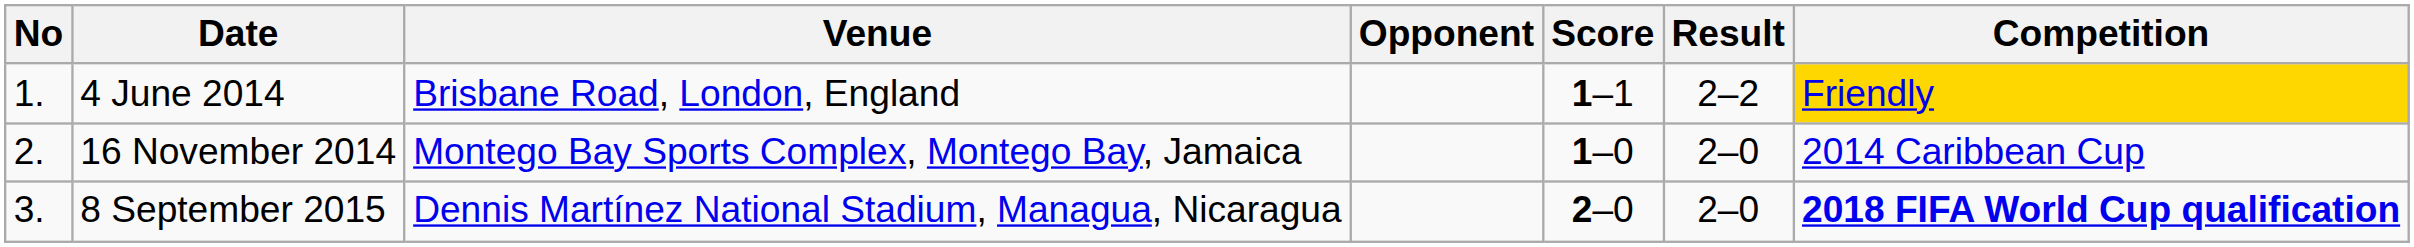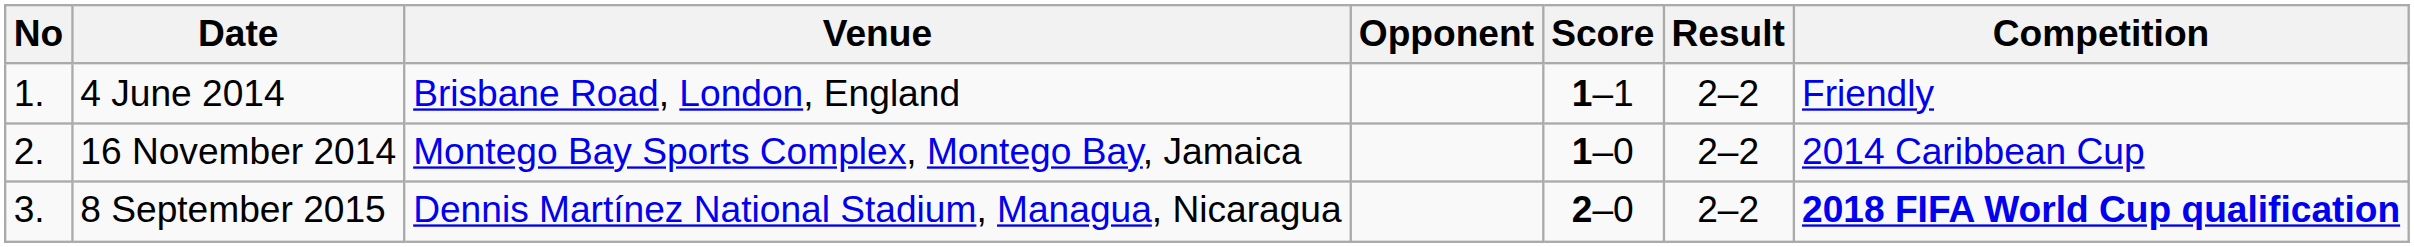(1868, 92) gold background -> (1868, 92) no background
(1728, 151) 2–0 -> (1728, 151) 2–2
(1728, 210) 2–0 -> (1728, 210) 2–2
